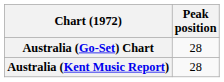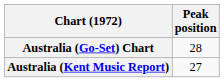(196, 67) 28 -> (196, 67) 27
